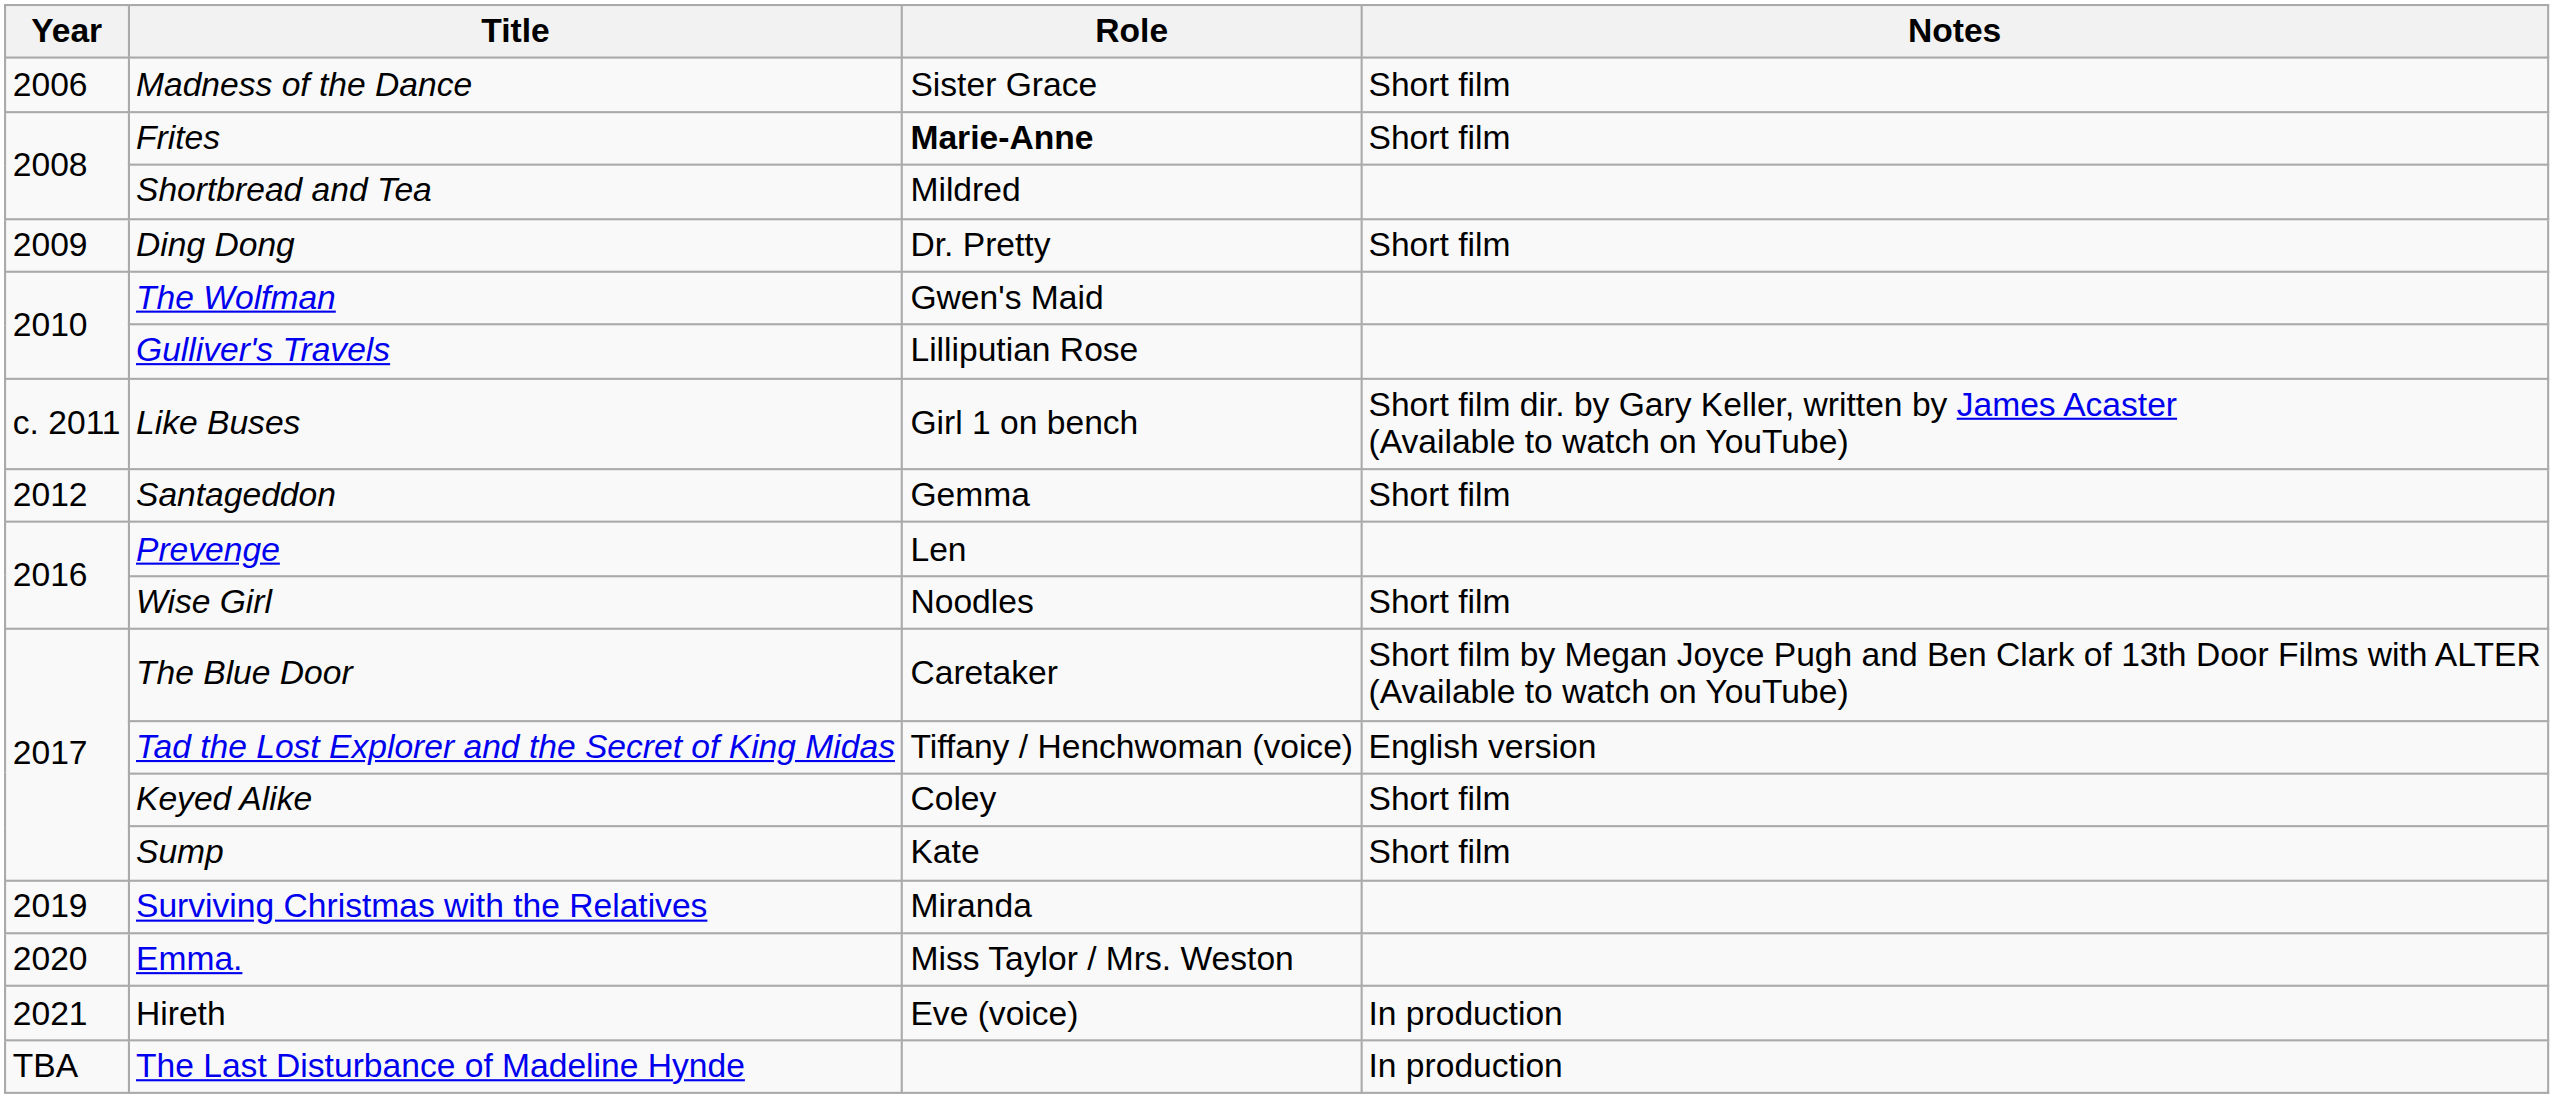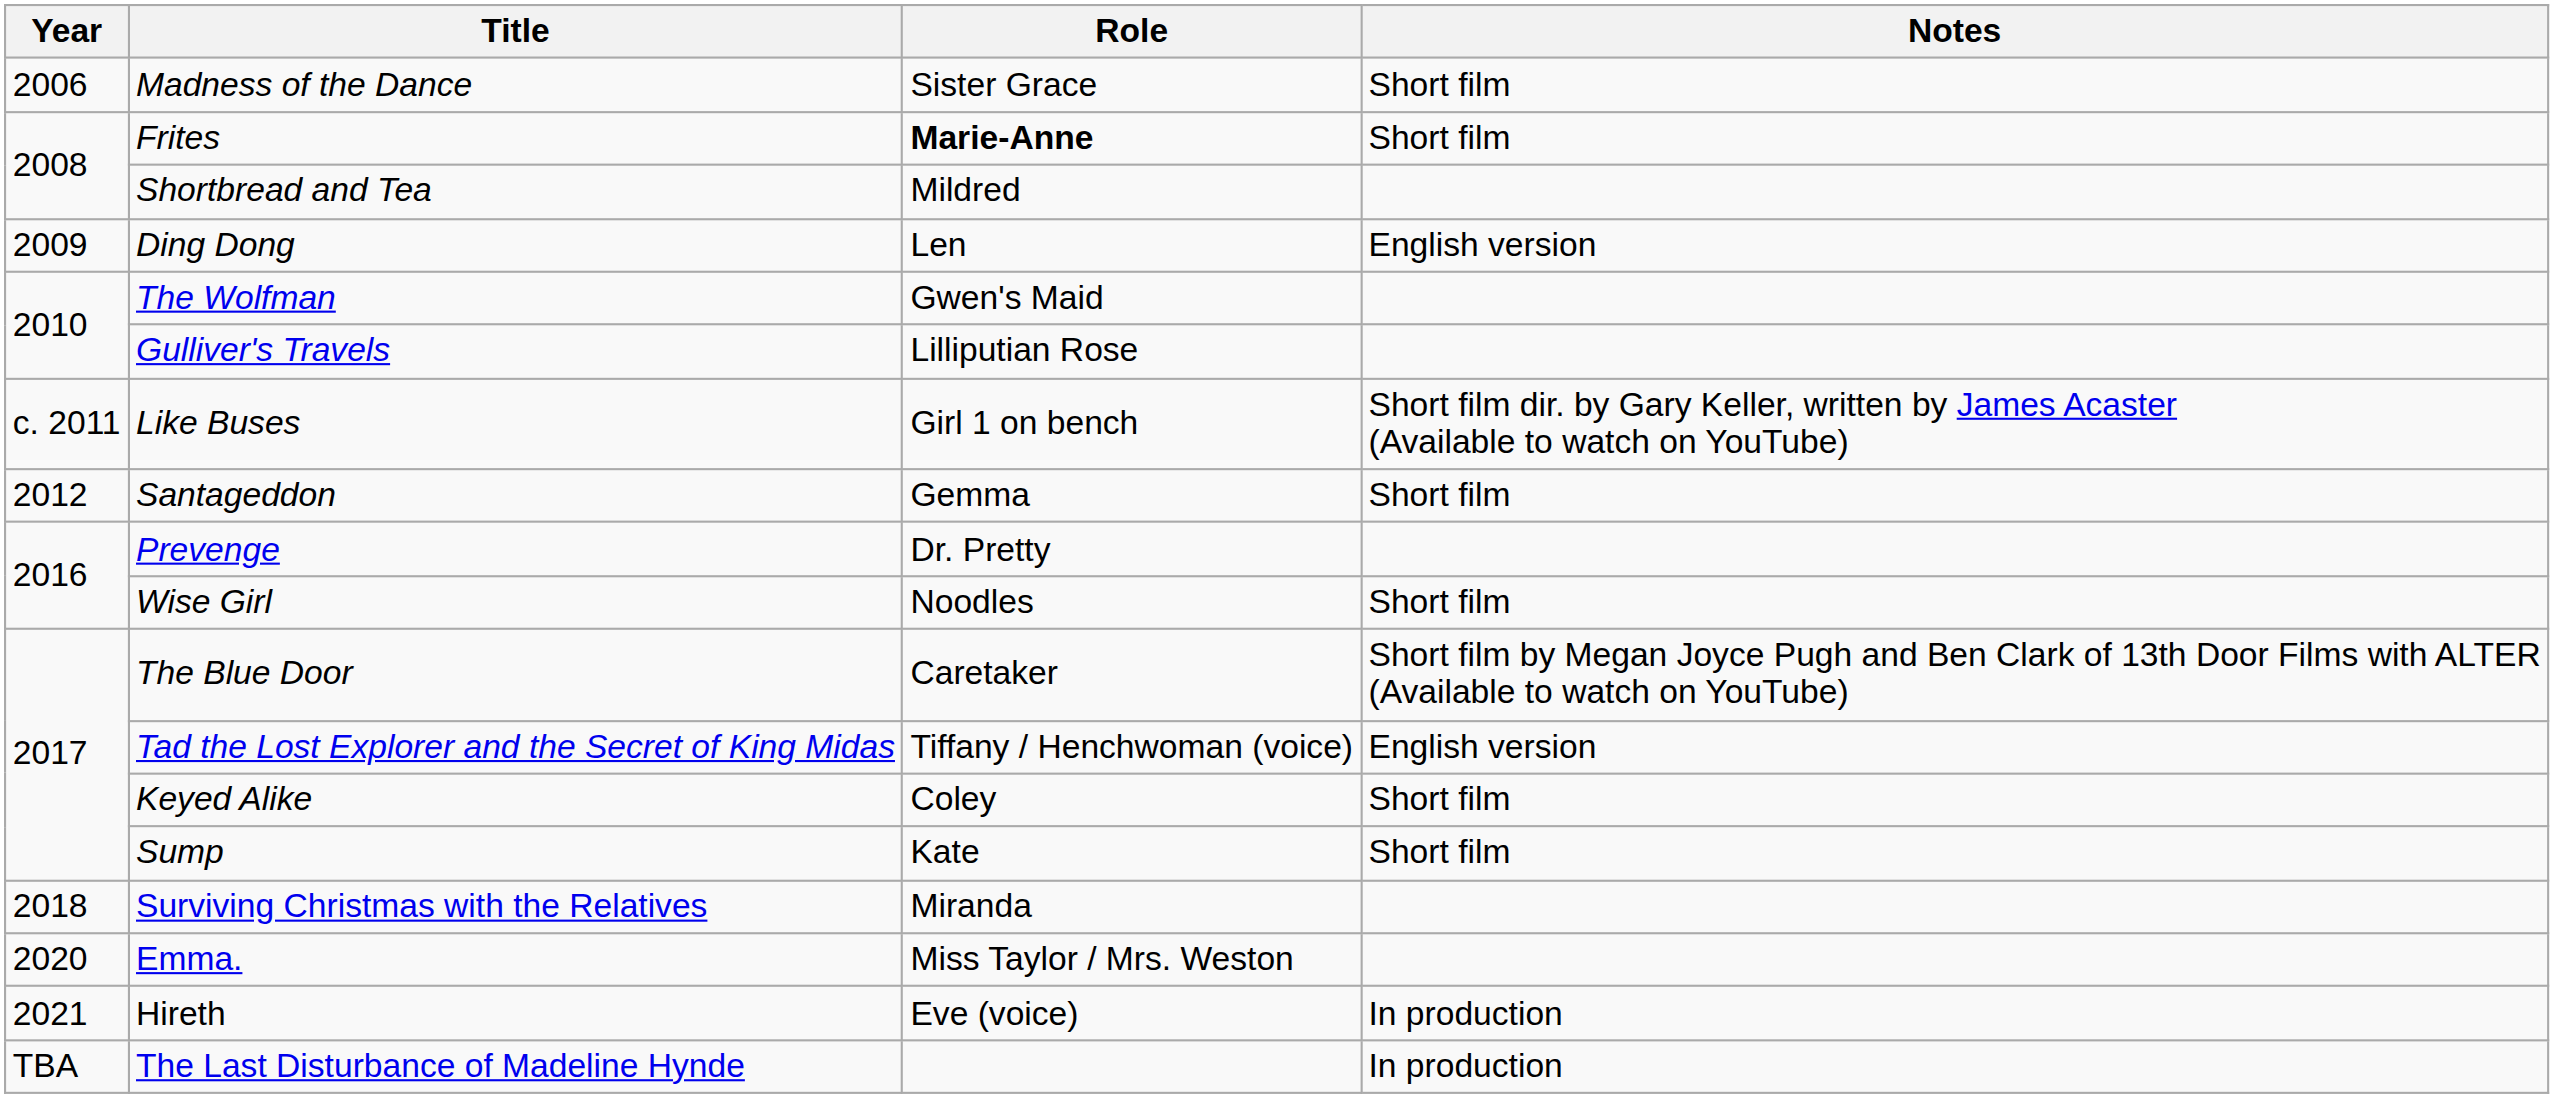(980, 244) Dr. Pretty -> (938, 244) Len
(1439, 244) Short film -> (1482, 244) English version
(938, 548) Len -> (980, 548) Dr. Pretty
(50, 906) 2019 -> (50, 906) 2018
